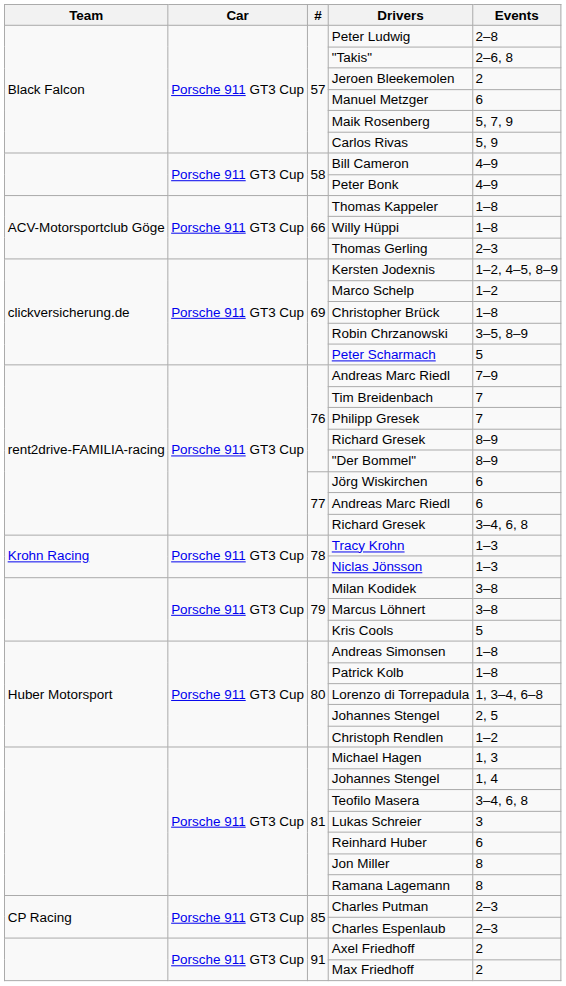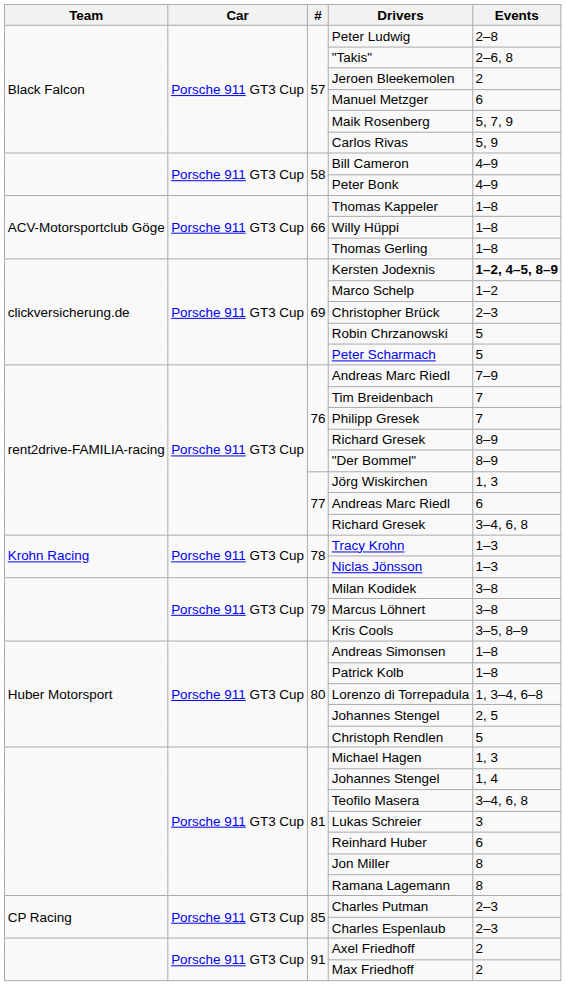(487, 248) 2–3 -> (487, 248) 1–8
(517, 269) normal -> (517, 269) bold
(487, 312) 1–8 -> (487, 312) 2–3
(502, 333) 3–5, 8–9 -> (479, 333) 5
(479, 482) 6 -> (487, 482) 1, 3
(479, 630) 5 -> (502, 630) 3–5, 8–9
(487, 736) 1–2 -> (479, 736) 5
